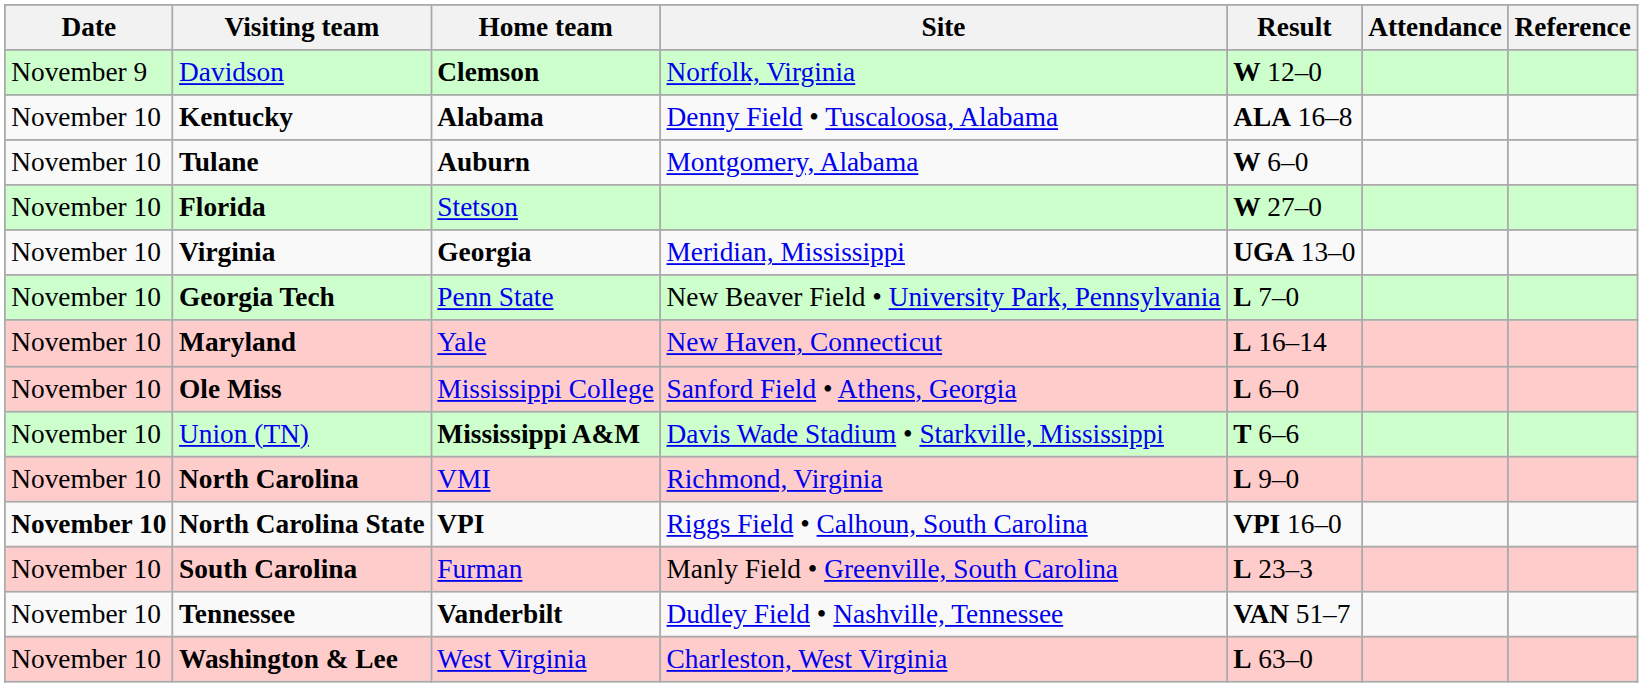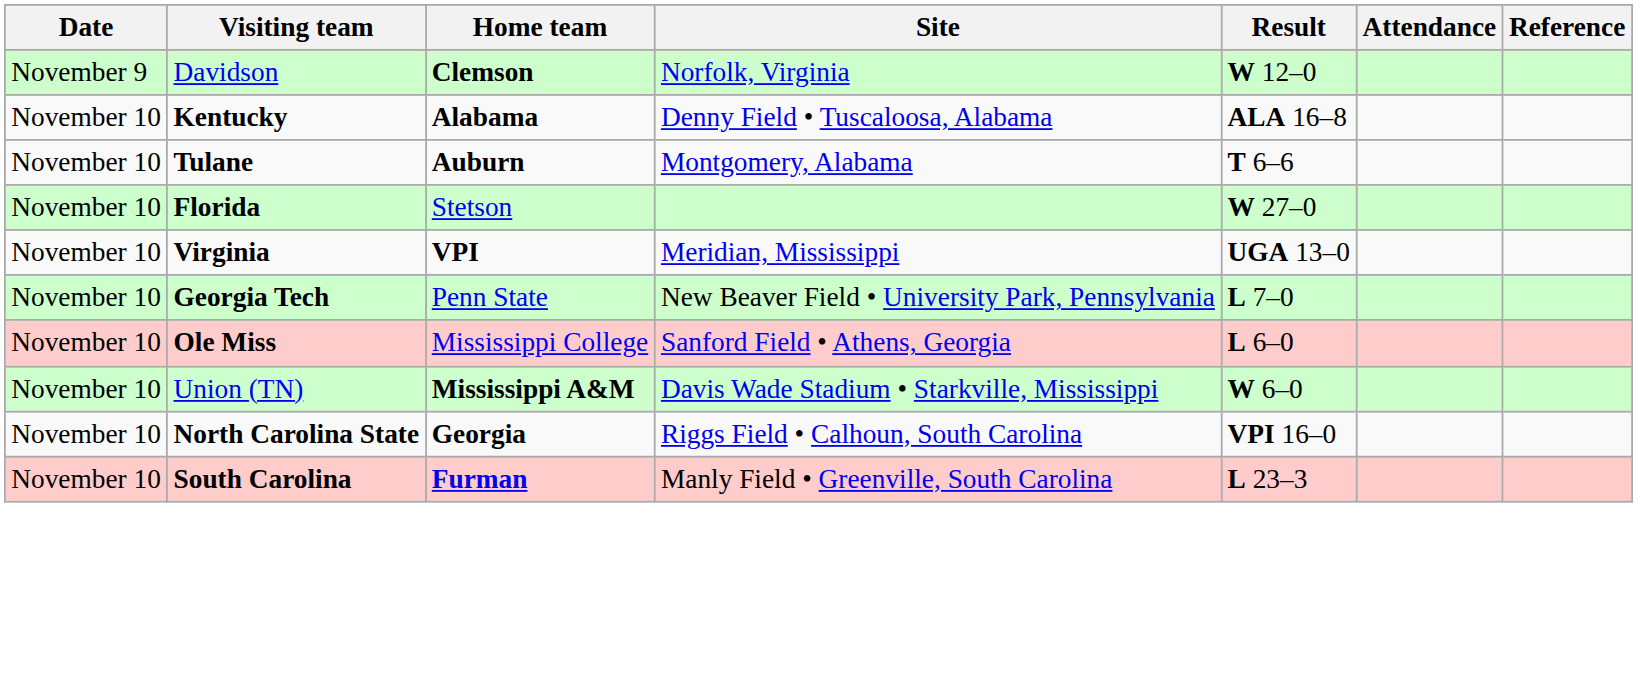(1271, 162) W 6–0 -> (1261, 162) T 6–6
(484, 252) Georgia -> (455, 252) VPI
- row: (238, 343)
(1266, 433) T 6–6 -> (1265, 388) W 6–0
- row: (269, 478)
(89, 523) bold -> (86, 433) normal
(461, 523) VPI -> (479, 433) Georgia
(480, 568) normal -> (480, 478) bold
- row: (237, 613)
- row: (288, 658)
